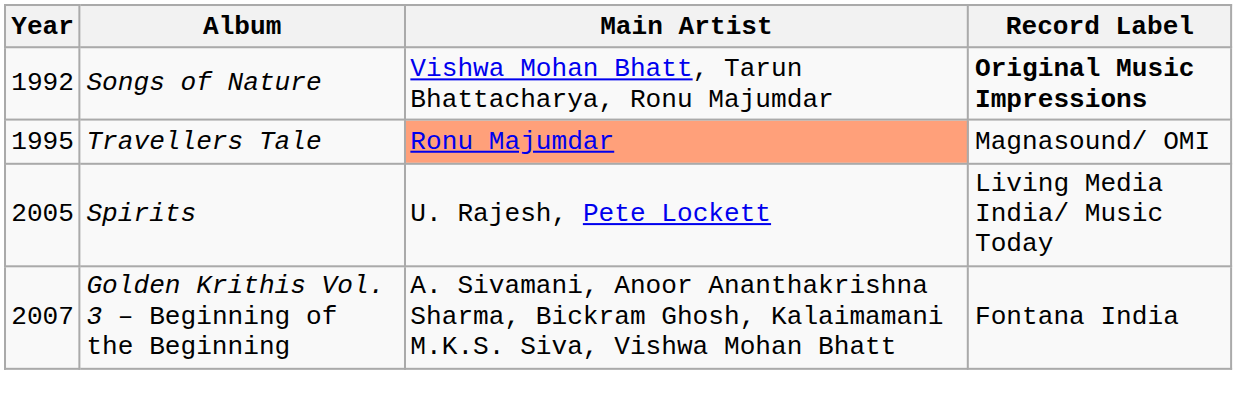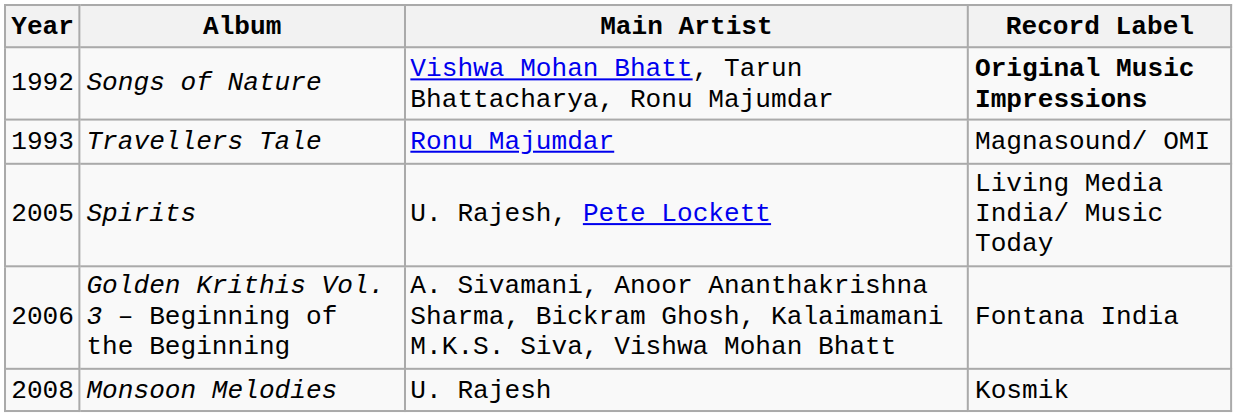(43, 142) 1995 -> (43, 142) 1993
(512, 142) lightsalmon background -> (512, 142) no background
(43, 317) 2007 -> (43, 317) 2006
+ row: (212, 390)
